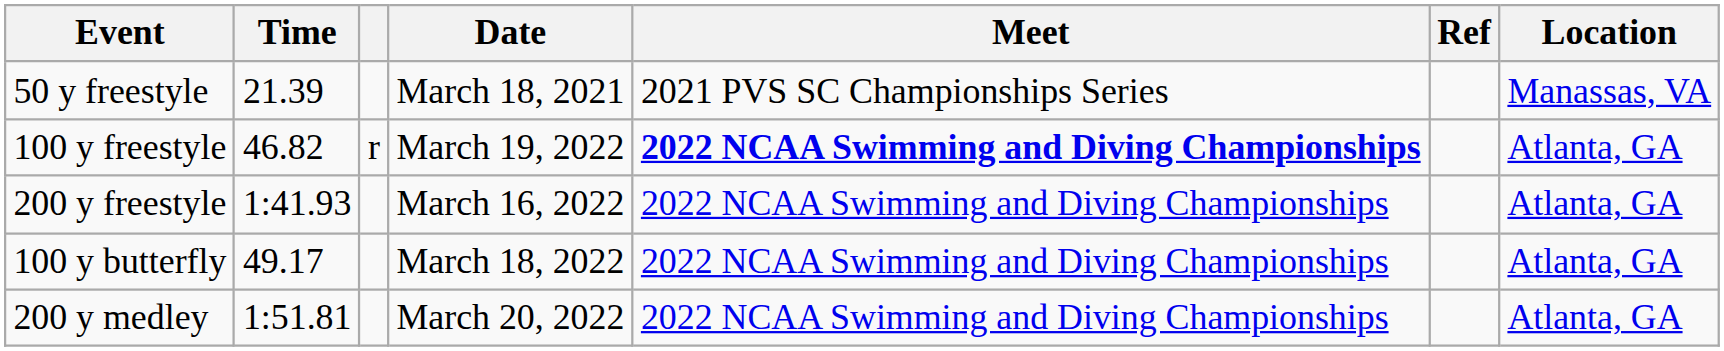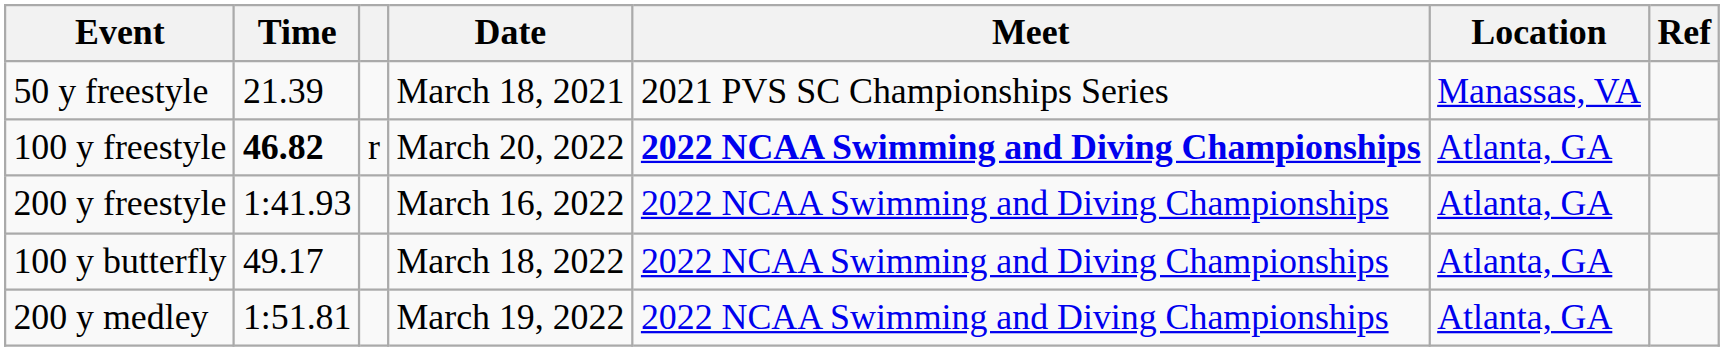columns swapped: (1609, 32) <-> (1464, 32)
(283, 146) normal -> (283, 146) bold
(510, 146) March 19, 2022 -> (510, 146) March 20, 2022
(510, 317) March 20, 2022 -> (510, 317) March 19, 2022
